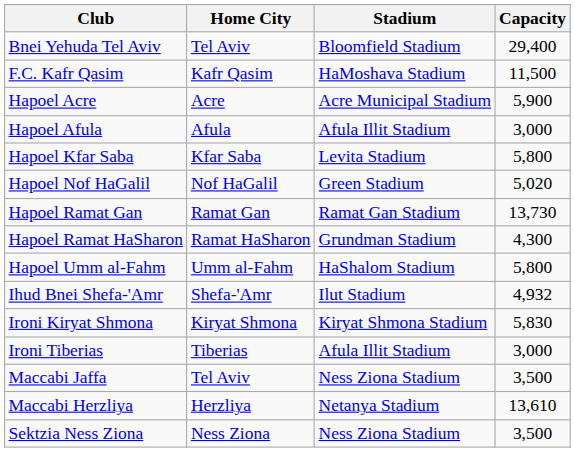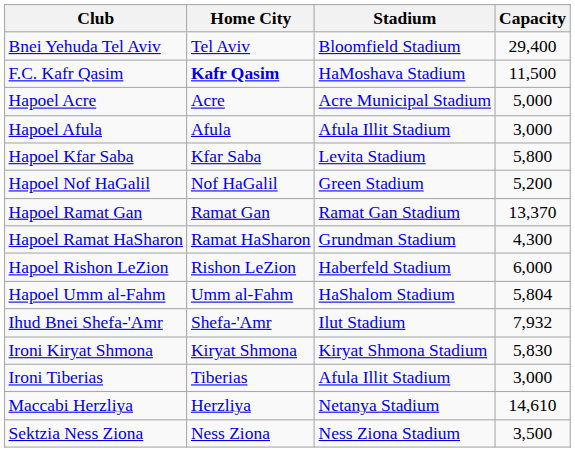(232, 73) normal -> (235, 73) bold
(532, 101) 5,900 -> (532, 101) 5,000
(532, 184) 5,020 -> (532, 184) 5,200
(532, 211) 13,730 -> (532, 211) 13,370
+ row: (88, 267)
(532, 267) 5,800 -> (532, 294) 5,804
(532, 294) 4,932 -> (532, 322) 7,932
- row: (58, 377)
(532, 405) 13,610 -> (532, 405) 14,610
